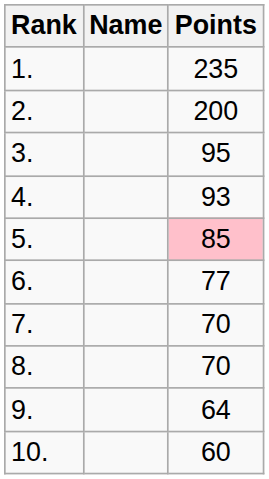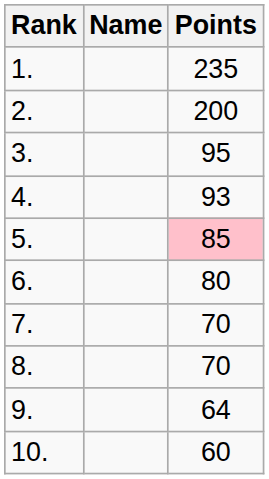(216, 281) 77 -> (216, 281) 80
